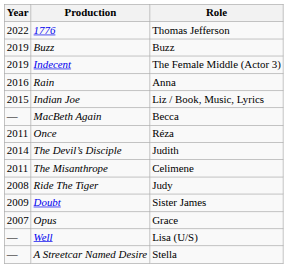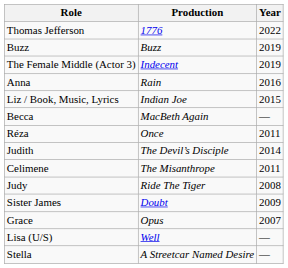columns swapped: (18, 13) <-> (217, 13)
